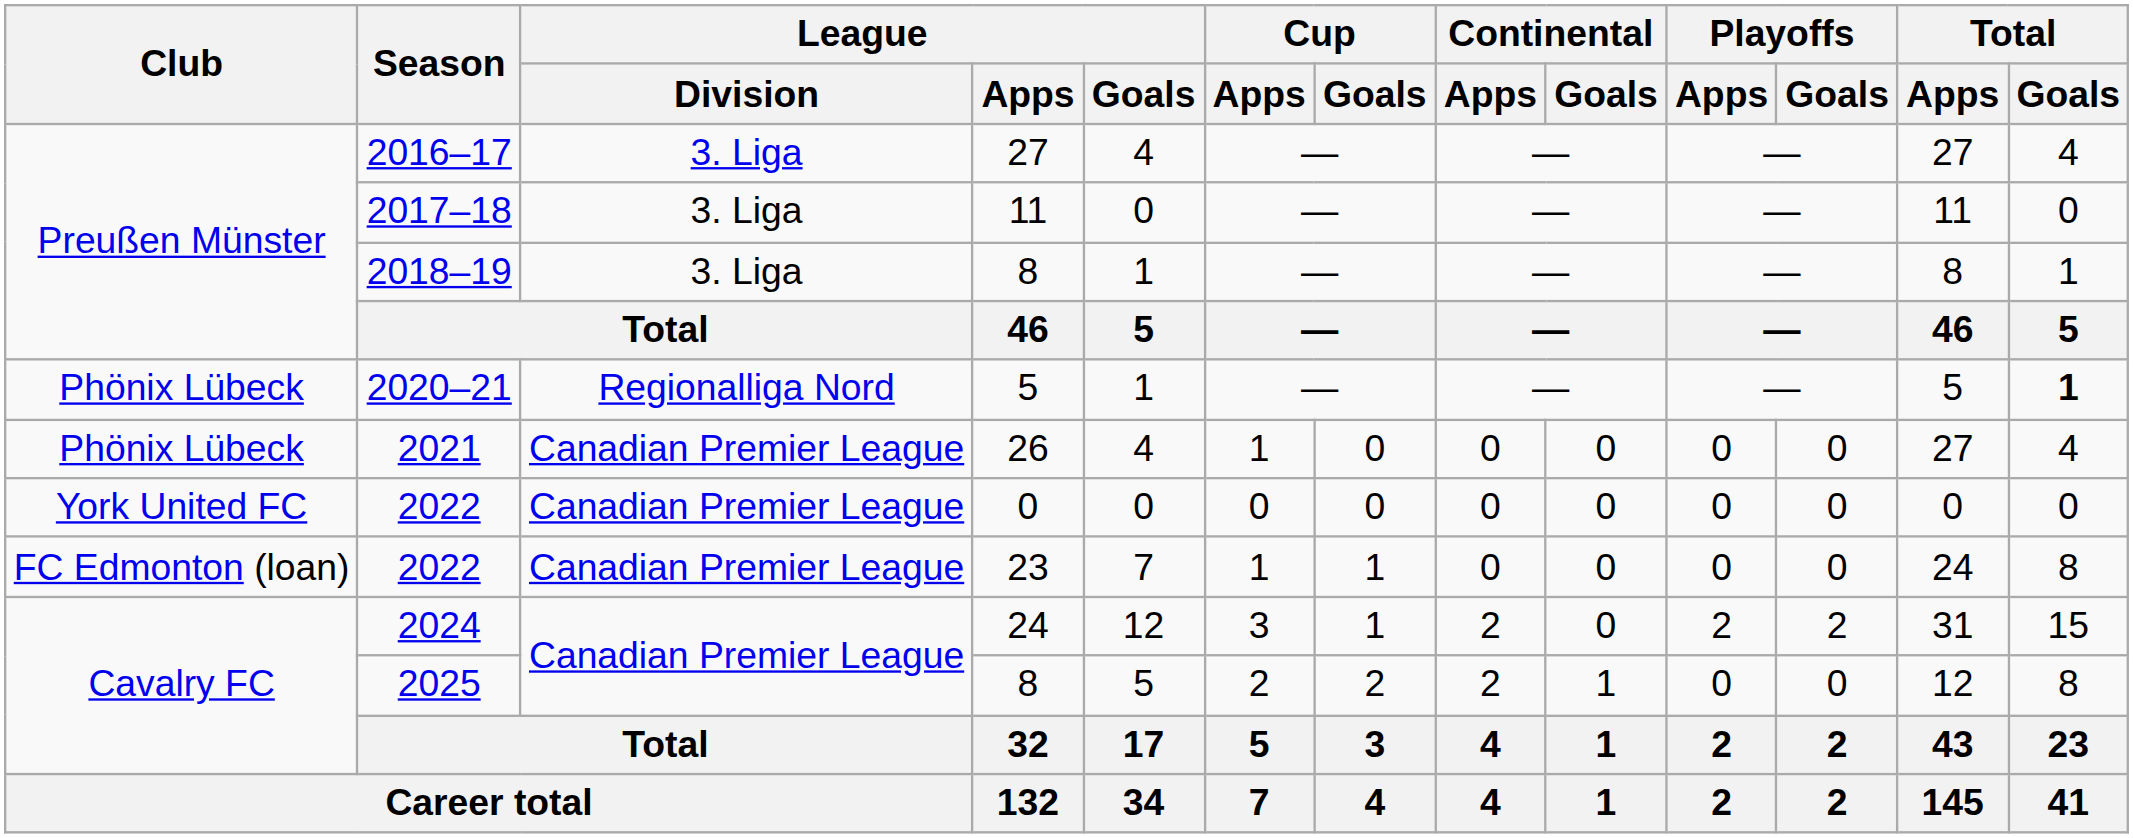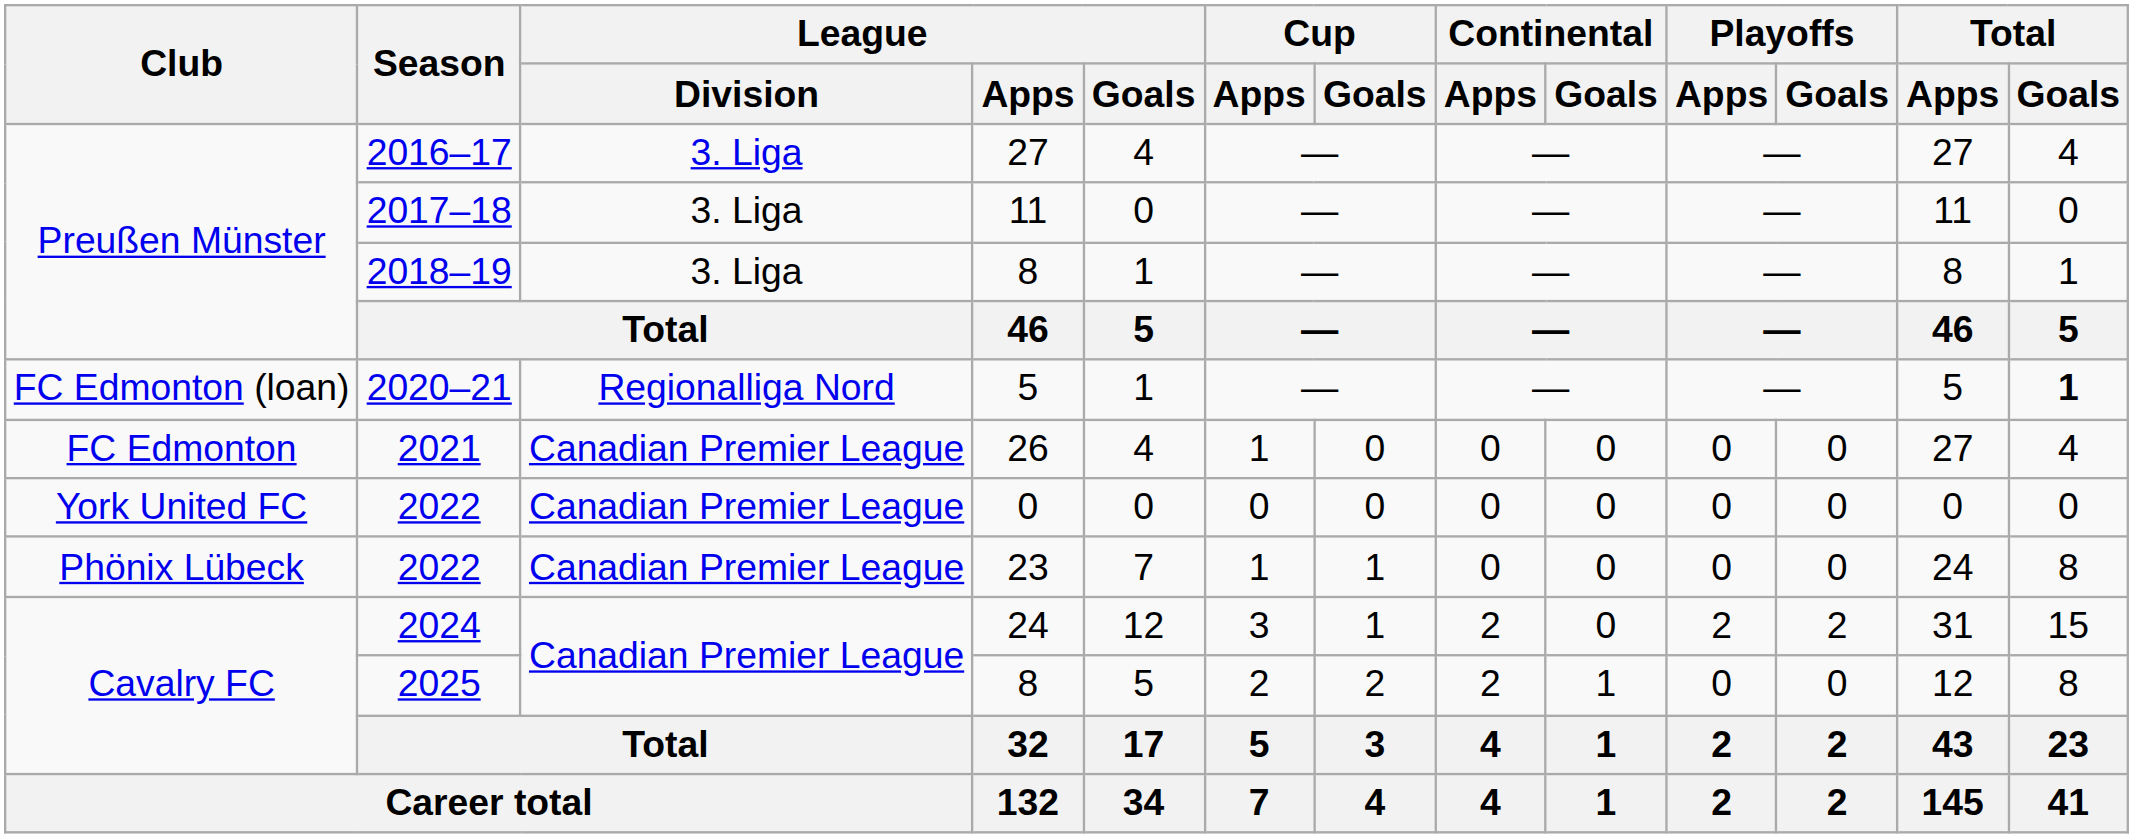(182, 388) Phönix Lübeck -> (182, 388) FC Edmonton (loan)
(182, 447) Phönix Lübeck -> (182, 447) FC Edmonton
(182, 566) FC Edmonton (loan) -> (182, 566) Phönix Lübeck
